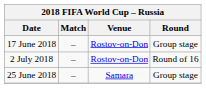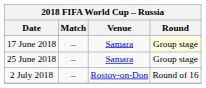(119, 43) Rostov-on-Don -> (119, 43) Samara
(175, 43) no background -> (175, 43) lightyellow background
rows swapped: (32, 75) <-> (32, 59)
